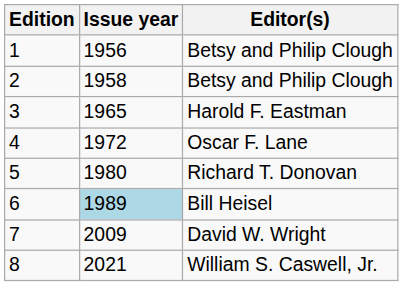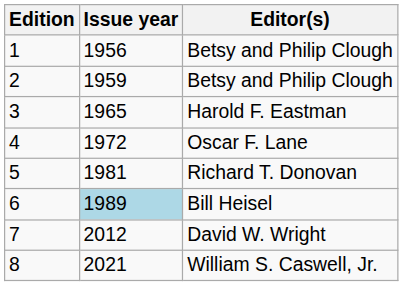(105, 81) 1958 -> (105, 81) 1959
(105, 173) 1980 -> (105, 173) 1981
(105, 234) 2009 -> (105, 234) 2012
